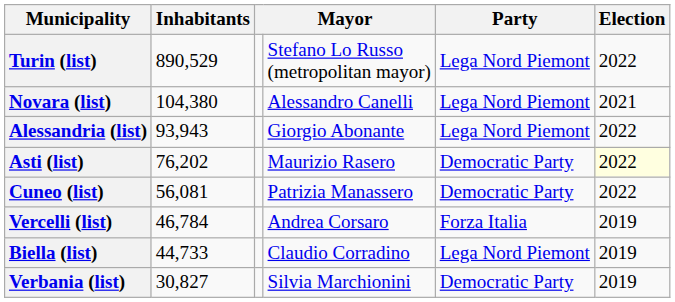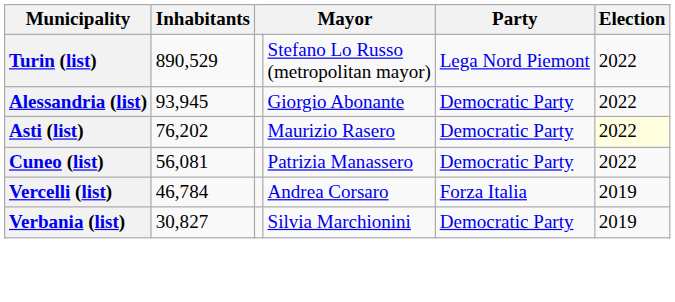- row: (60, 101)
(182, 131) 93,943 -> (182, 101) 93,945
(515, 131) Lega Nord Piemont -> (507, 101) Democratic Party
- row: (53, 252)
